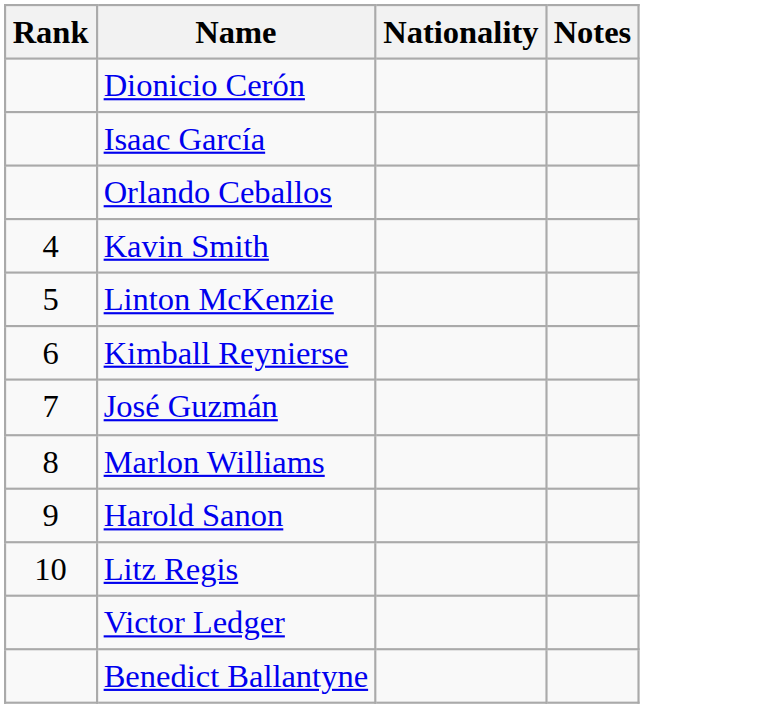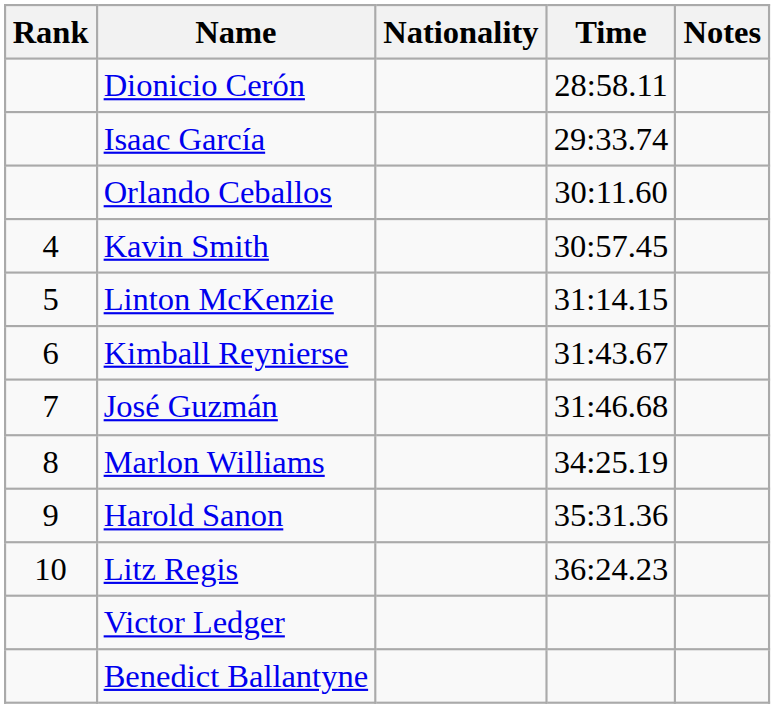+ column: (611, 31)
